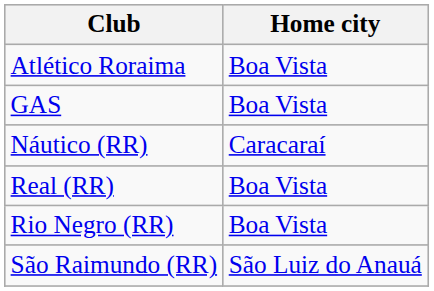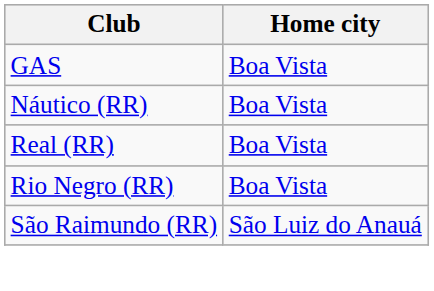- row: (98, 64)
(277, 144) Caracaraí -> (278, 104) Boa Vista
